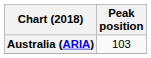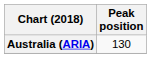(121, 44) 103 -> (121, 44) 130
